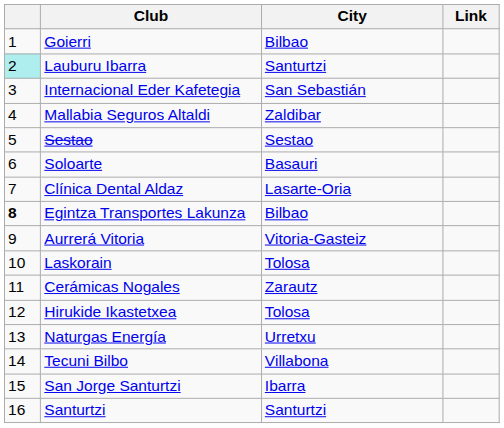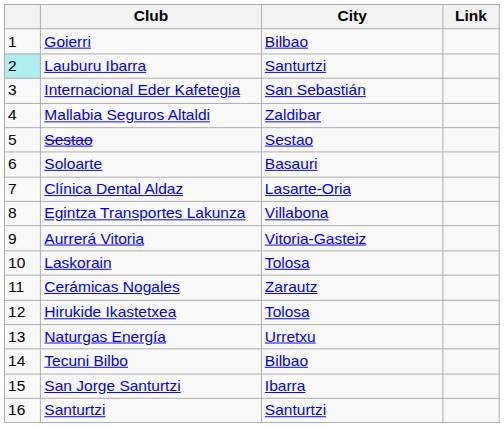(12, 213) bold -> (12, 213) normal
(286, 213) Bilbao -> (297, 213) Villabona
(297, 361) Villabona -> (286, 361) Bilbao
